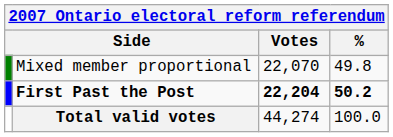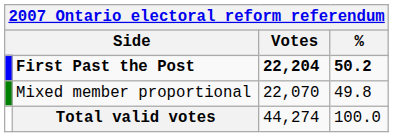rows swapped: (105, 94) <-> (134, 68)
